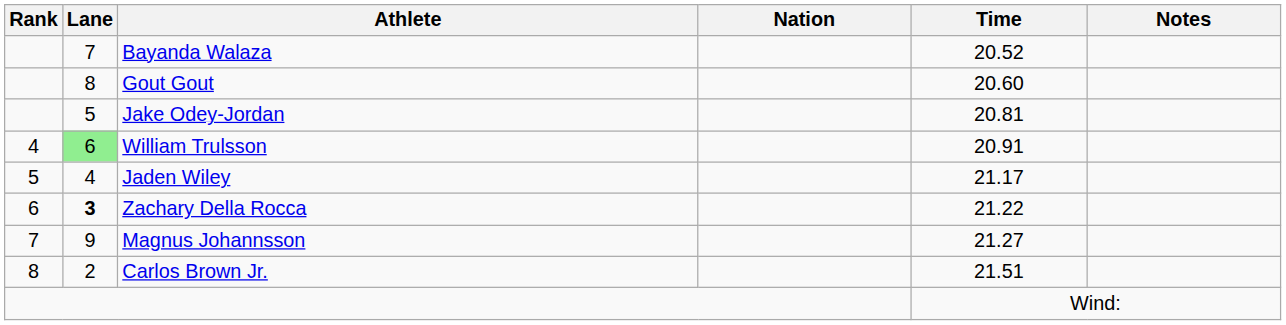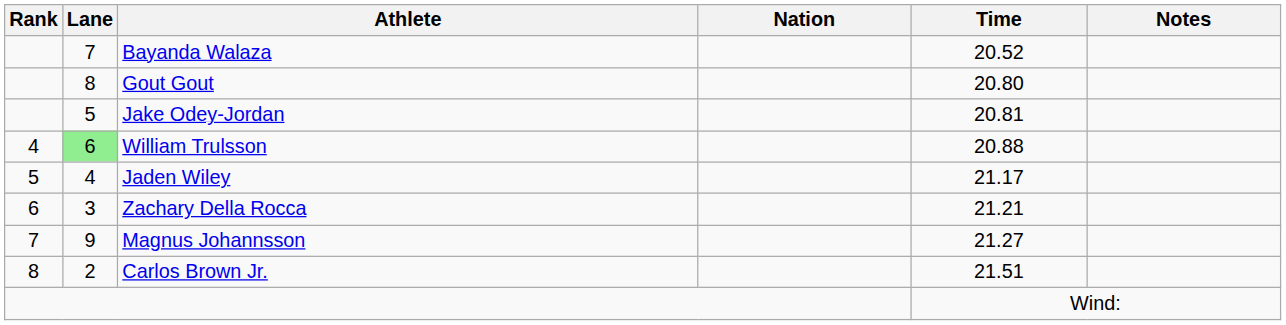(999, 83) 20.60 -> (999, 83) 20.80
(999, 146) 20.91 -> (999, 146) 20.88
(90, 209) bold -> (90, 209) normal
(999, 209) 21.22 -> (999, 209) 21.21
